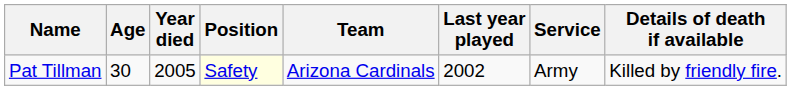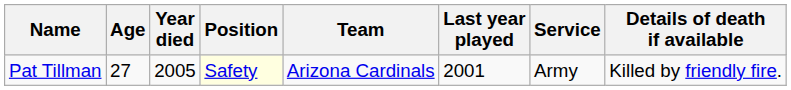(121, 70) 30 -> (121, 70) 27
(464, 70) 2002 -> (464, 70) 2001
